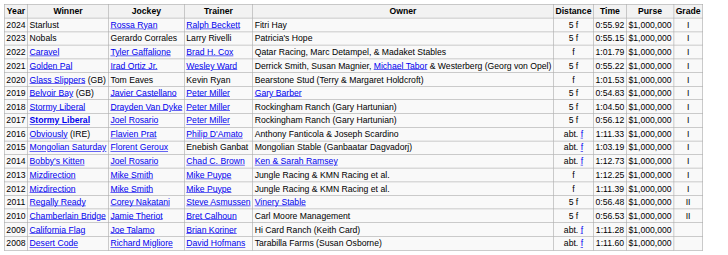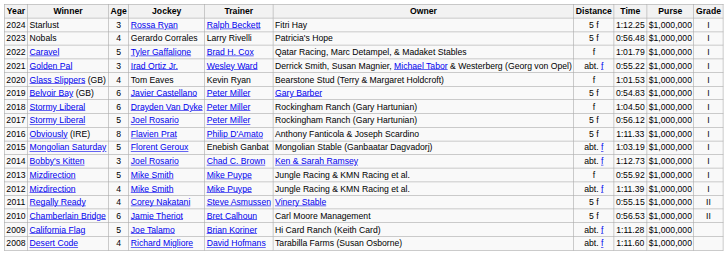+ column: (119, 12)
(610, 25) 0:55.92 -> (630, 25) 1:12.25
(610, 39) 0:55.15 -> (630, 39) 0:56.48
(573, 66) 5 f -> (594, 66) abt. f
(573, 107) 5 f -> (594, 107) f
(60, 121) bold -> (57, 121) normal
(573, 134) abt. f -> (594, 134) 5 f
(610, 175) 1:12.25 -> (630, 175) 0:55.92
(573, 189) f -> (594, 189) abt. f
(610, 203) 0:56.48 -> (630, 203) 0:55.15
